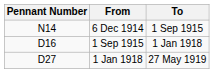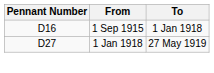- row: (118, 28)
